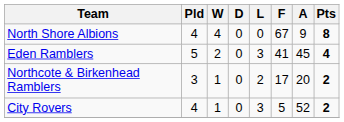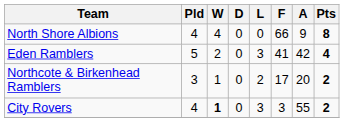(282, 34) 67 -> (282, 34) 66
(303, 53) 45 -> (303, 53) 42
(218, 107) normal -> (218, 107) bold
(282, 107) 5 -> (282, 107) 3
(303, 107) 52 -> (303, 107) 55
